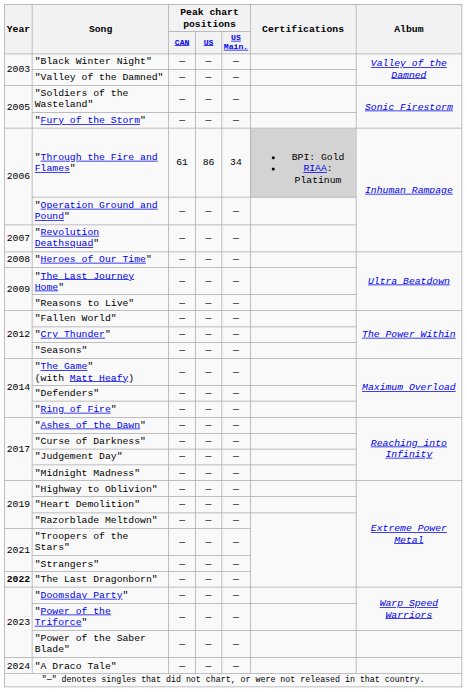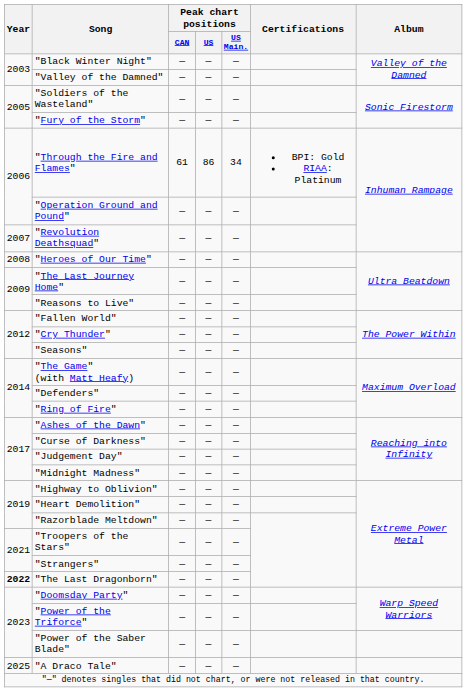(303, 169) lightgrey background -> (303, 169) no background
(18, 666) 2024 -> (18, 666) 2025
